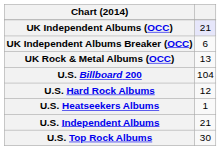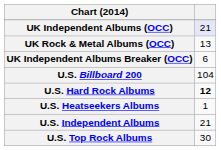rows swapped: (100, 43) <-> (100, 59)
(205, 91) normal -> (205, 91) bold
